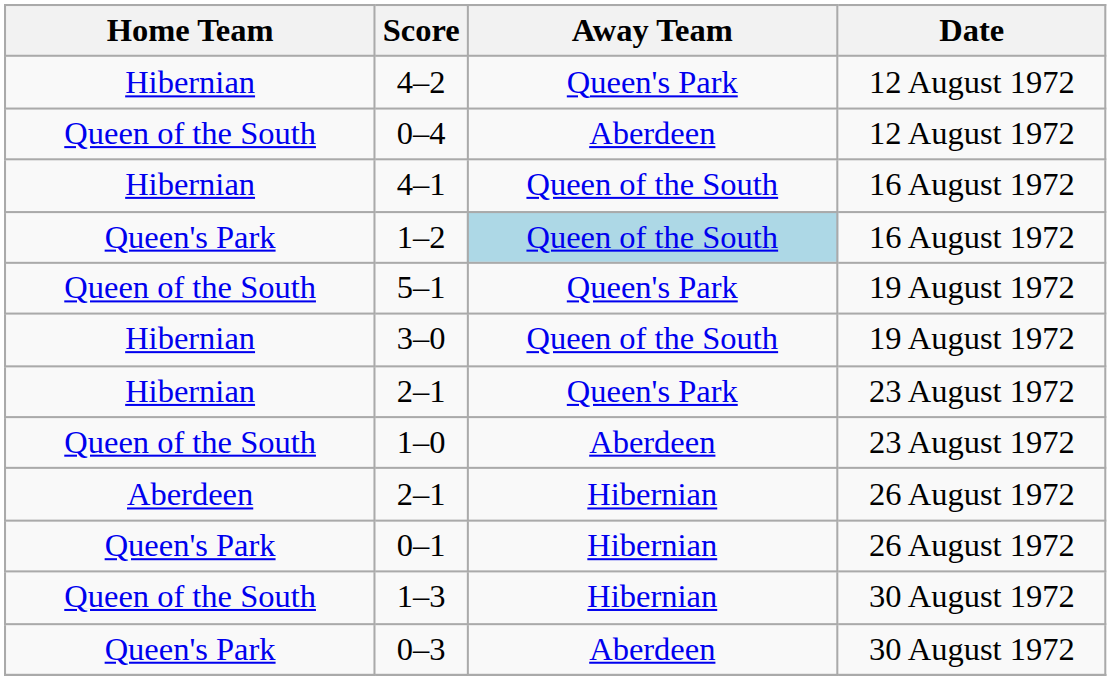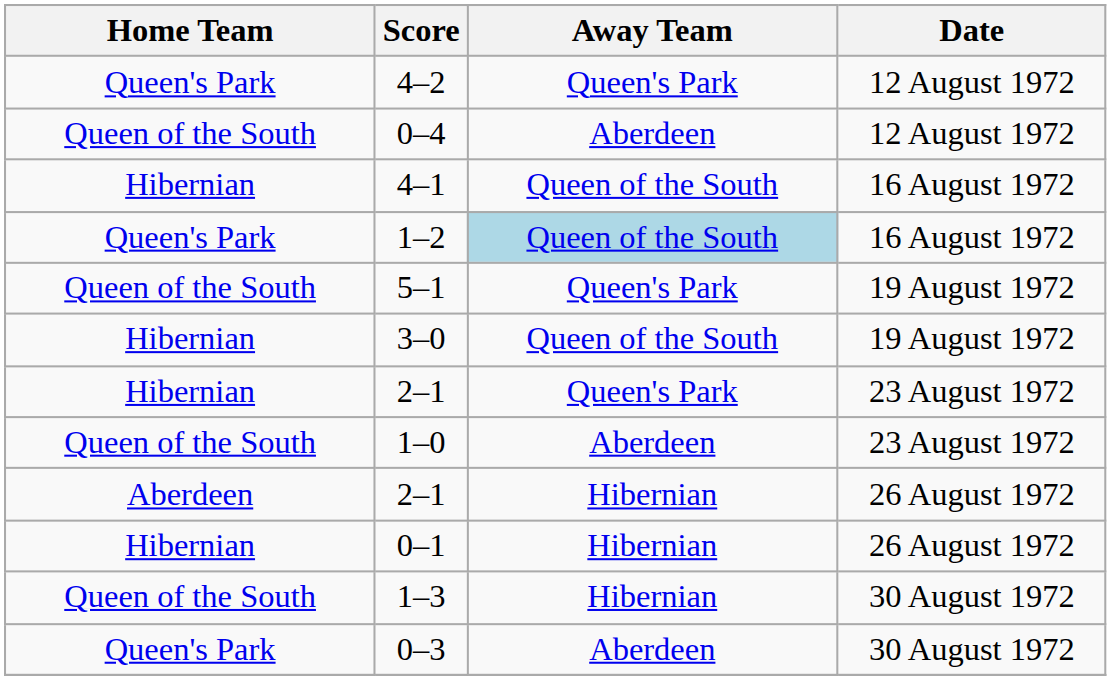(190, 81) Hibernian -> (190, 81) Queen's Park
(190, 545) Queen's Park -> (190, 545) Hibernian
